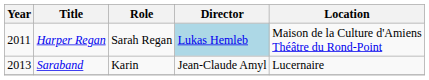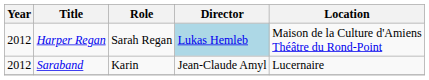(19, 39) 2011 -> (19, 39) 2012
(19, 65) 2013 -> (19, 65) 2012
